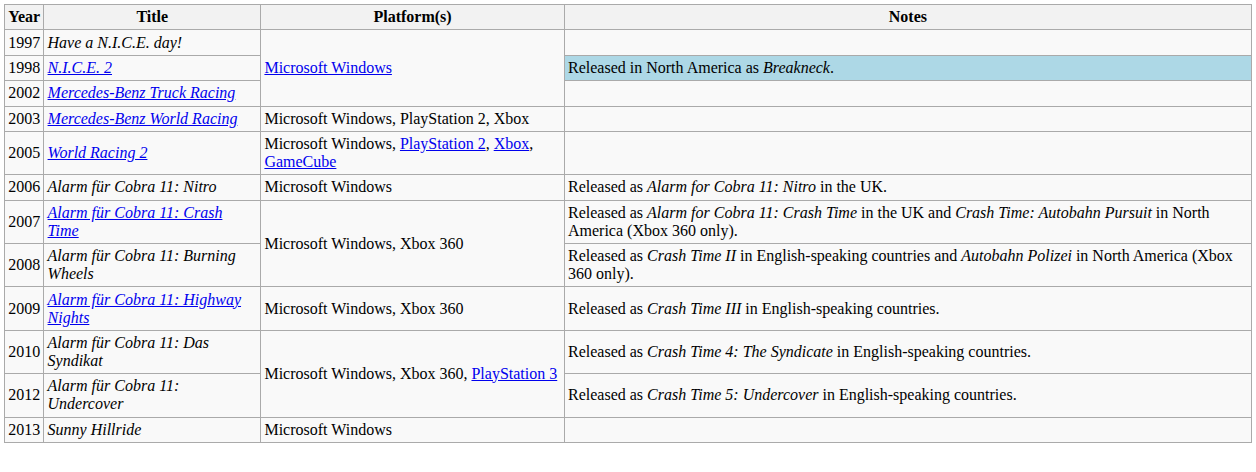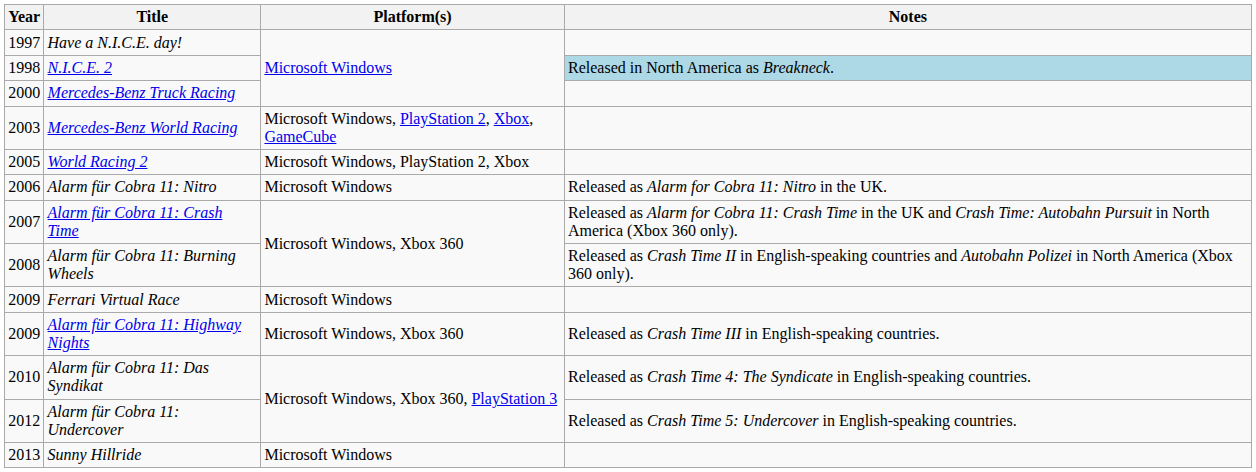(24, 93) 2002 -> (24, 93) 2000
(397, 118) Microsoft Windows, PlayStation 2, Xbox -> (399, 127) Microsoft Windows, PlayStation 2, Xbox, GameCube
(399, 153) Microsoft Windows, PlayStation 2, Xbox, GameCube -> (397, 162) Microsoft Windows, PlayStation 2, Xbox
+ row: (114, 299)
